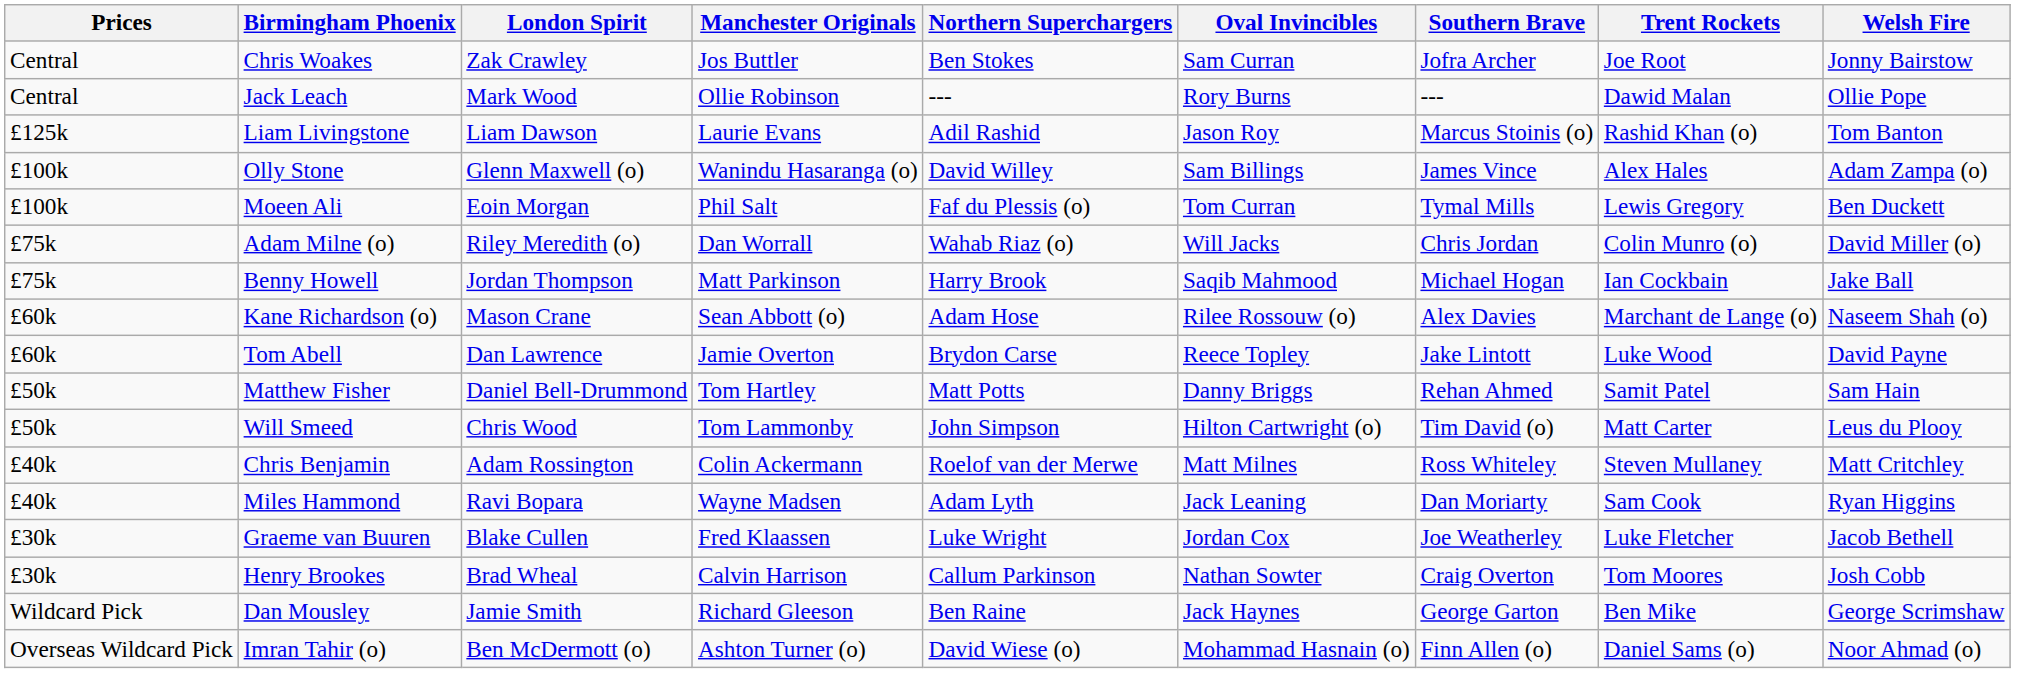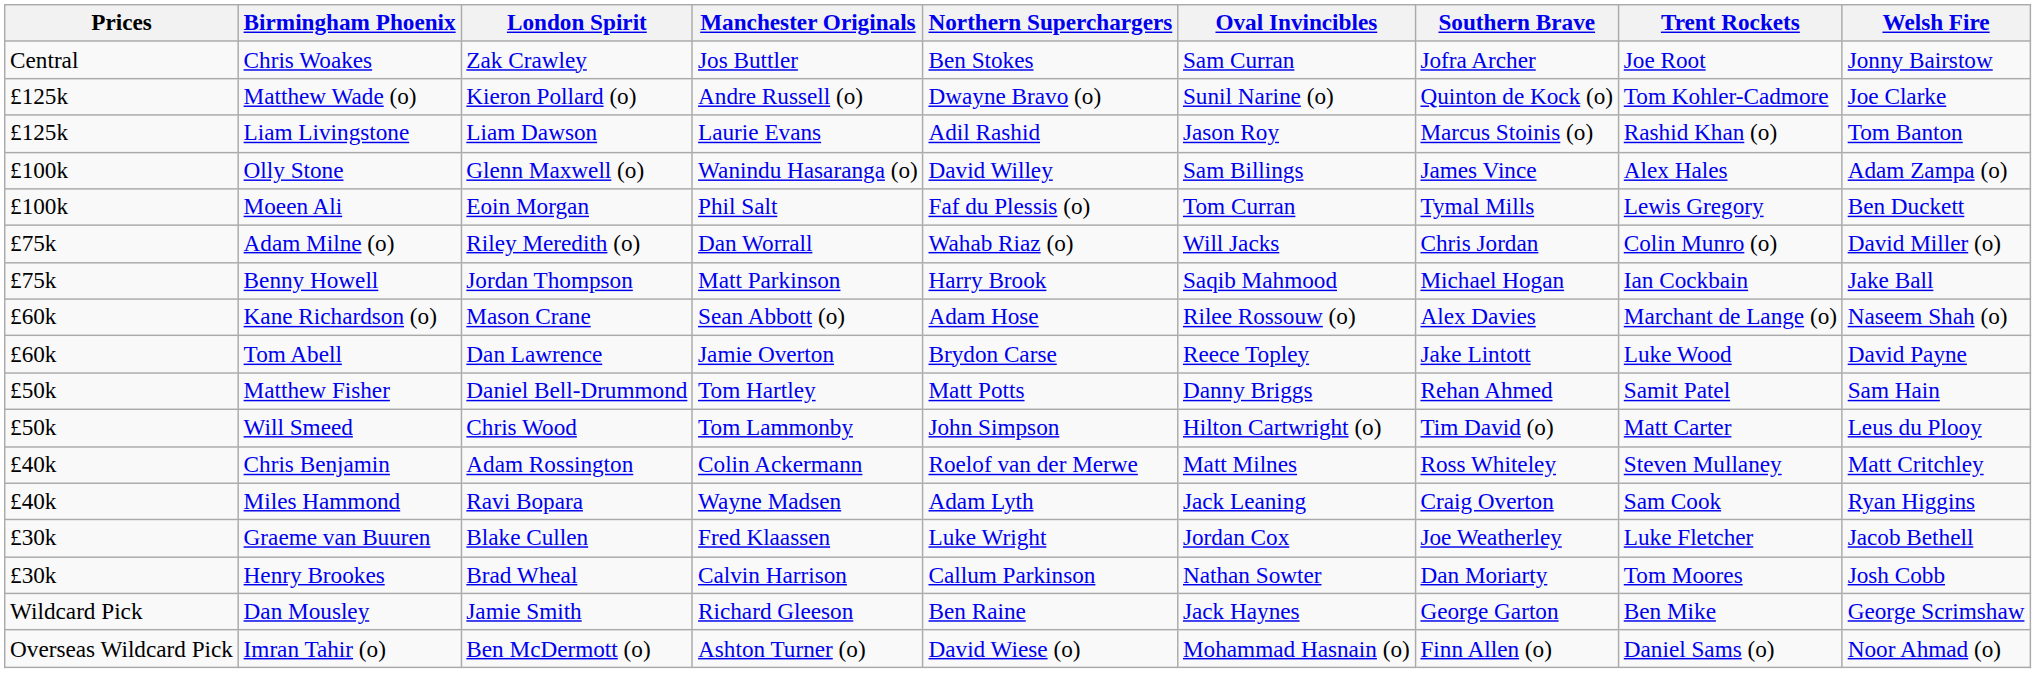- row: (295, 96)
+ row: (330, 96)
(1484, 501) Dan Moriarty -> (1487, 501) Craig Overton
(1487, 574) Craig Overton -> (1484, 574) Dan Moriarty
